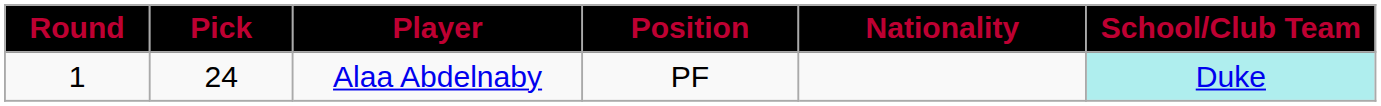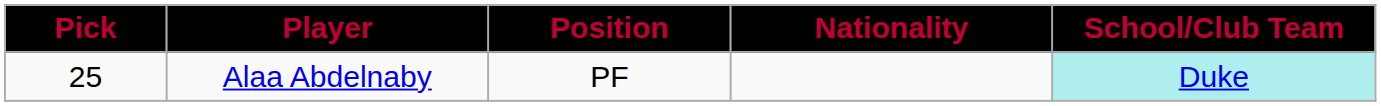- column: (77, 28)
(221, 76) 24 -> (86, 76) 25
